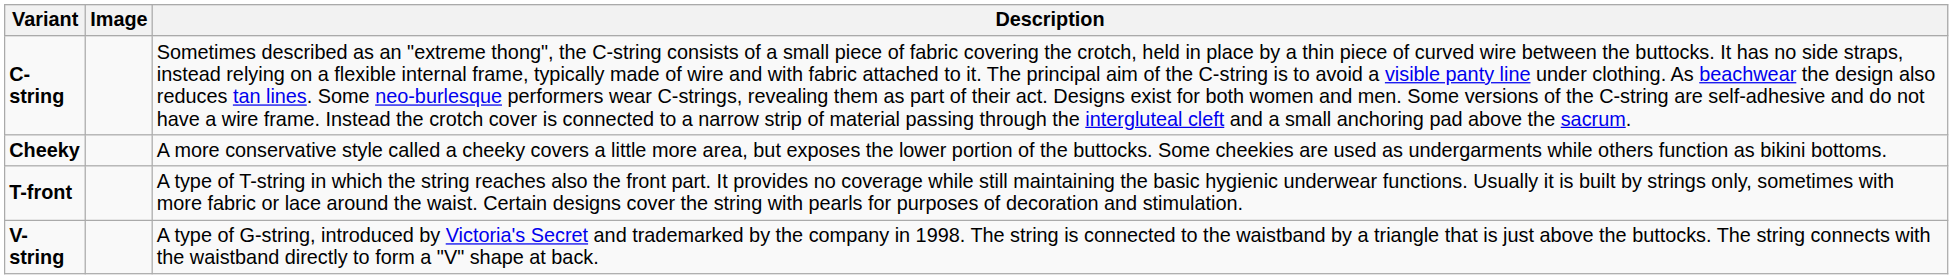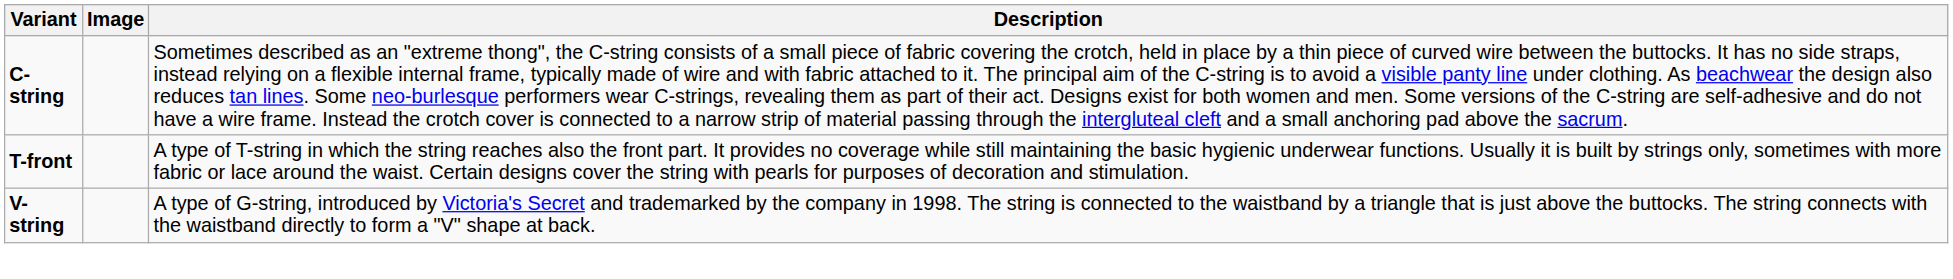- row: (44, 150)
